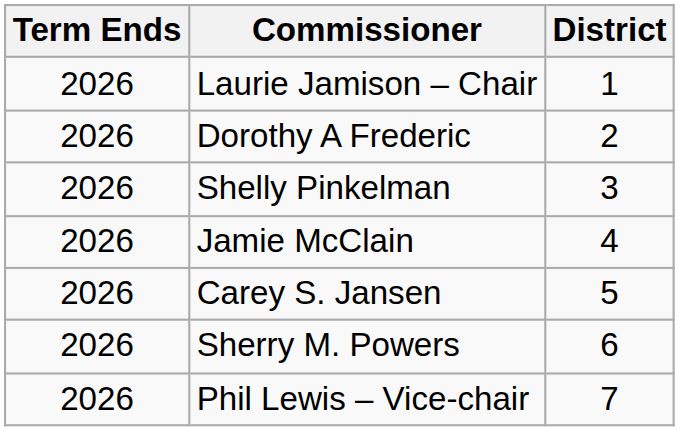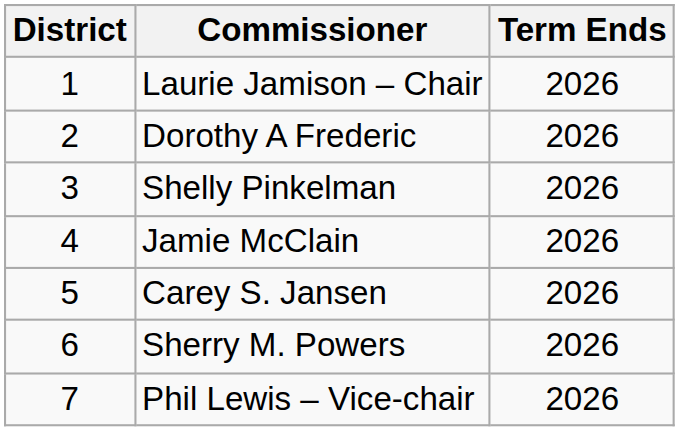columns swapped: (610, 30) <-> (97, 30)
